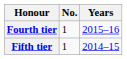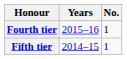columns swapped: (70, 12) <-> (101, 12)
